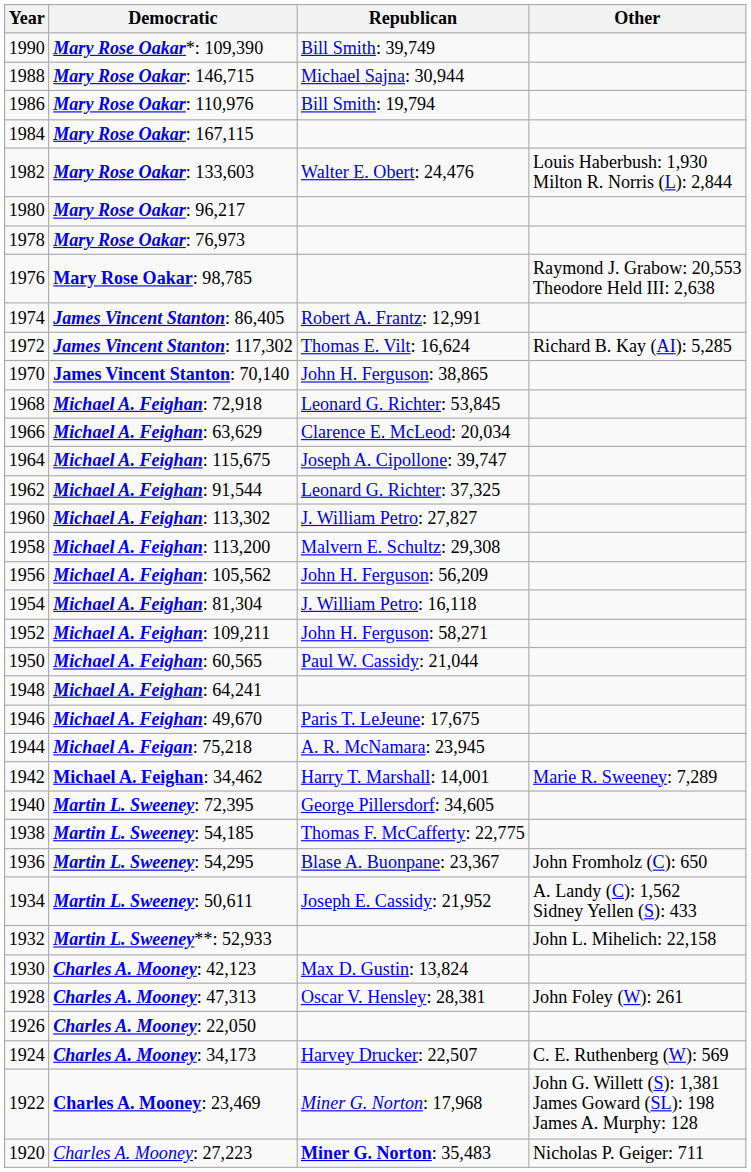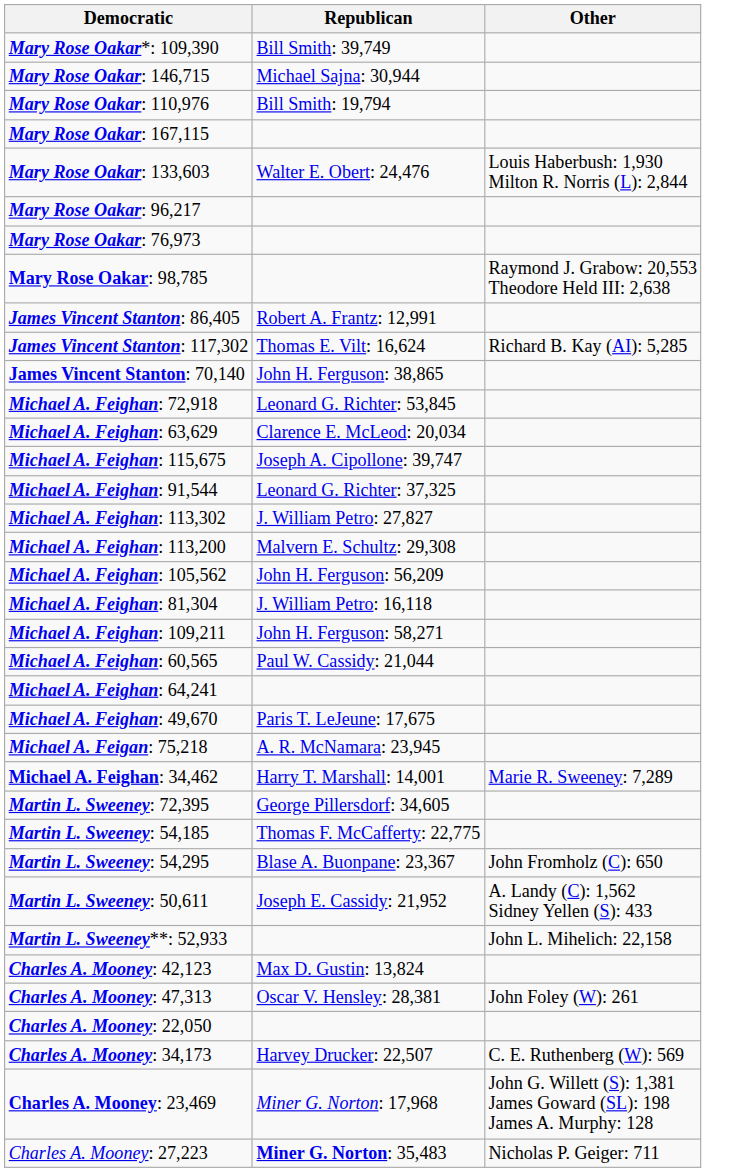- column: (27, 18)
